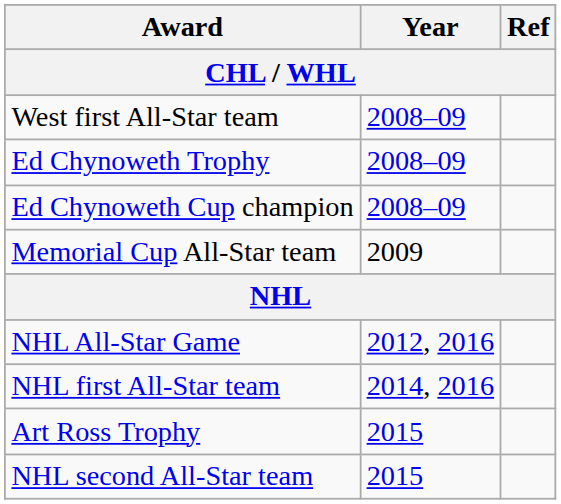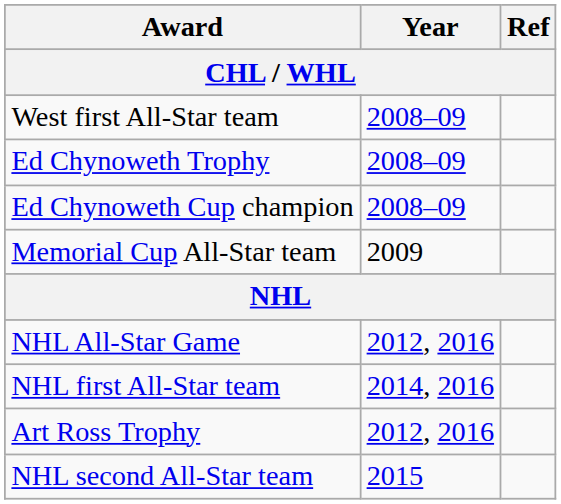(395, 431) 2015 -> (430, 431) 2012, 2016
